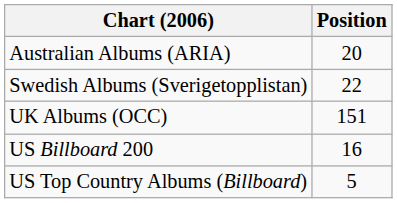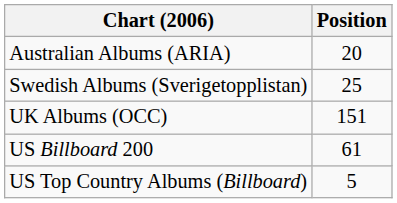(352, 85) 22 -> (352, 85) 25
(352, 149) 16 -> (352, 149) 61
